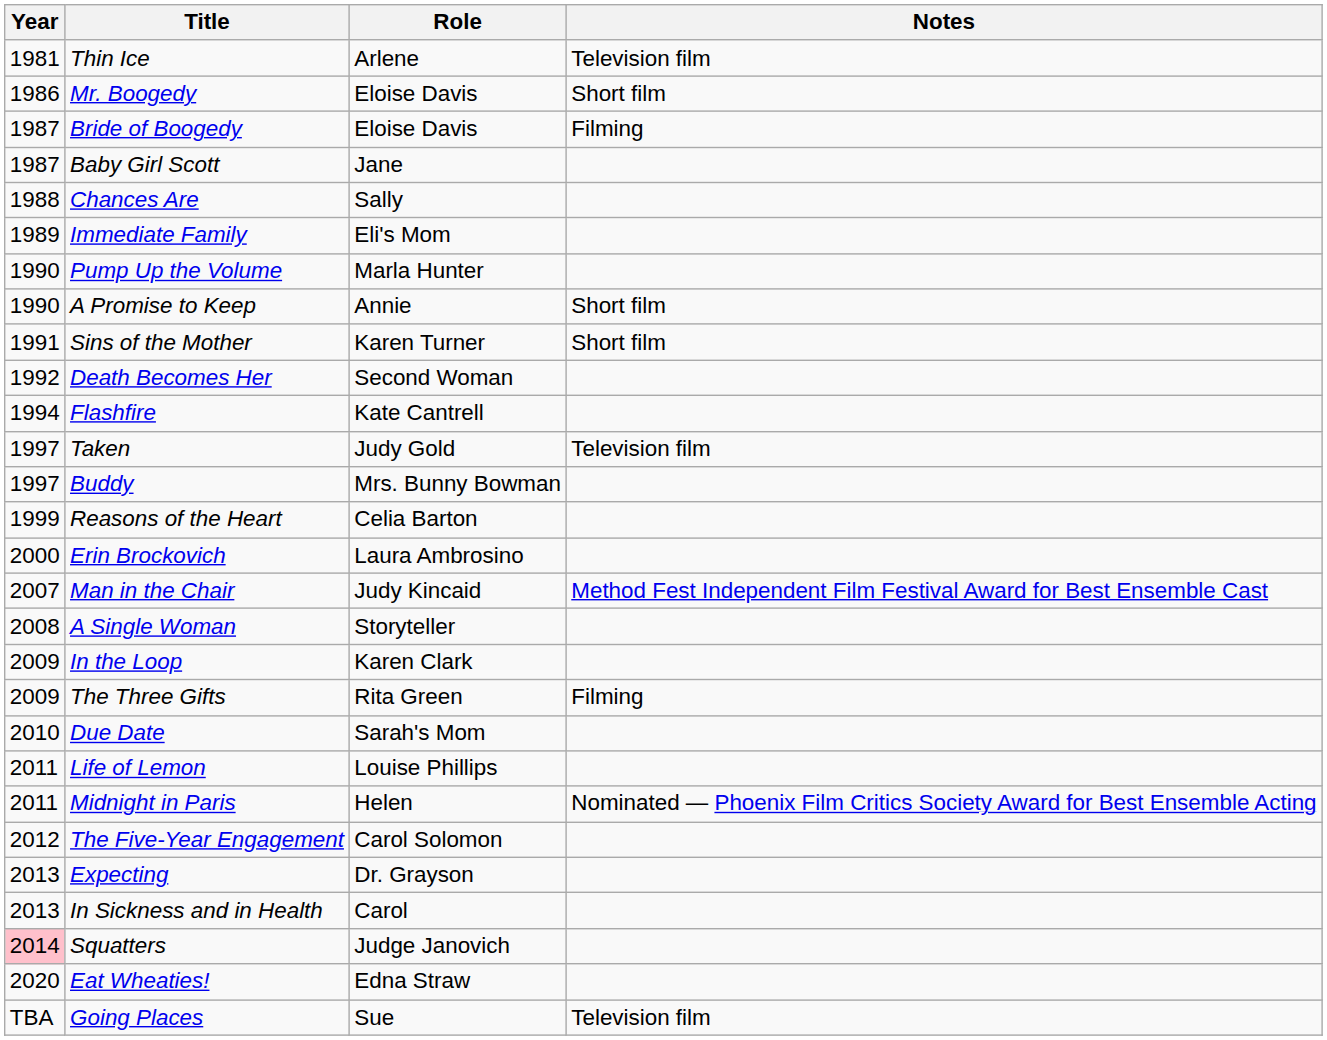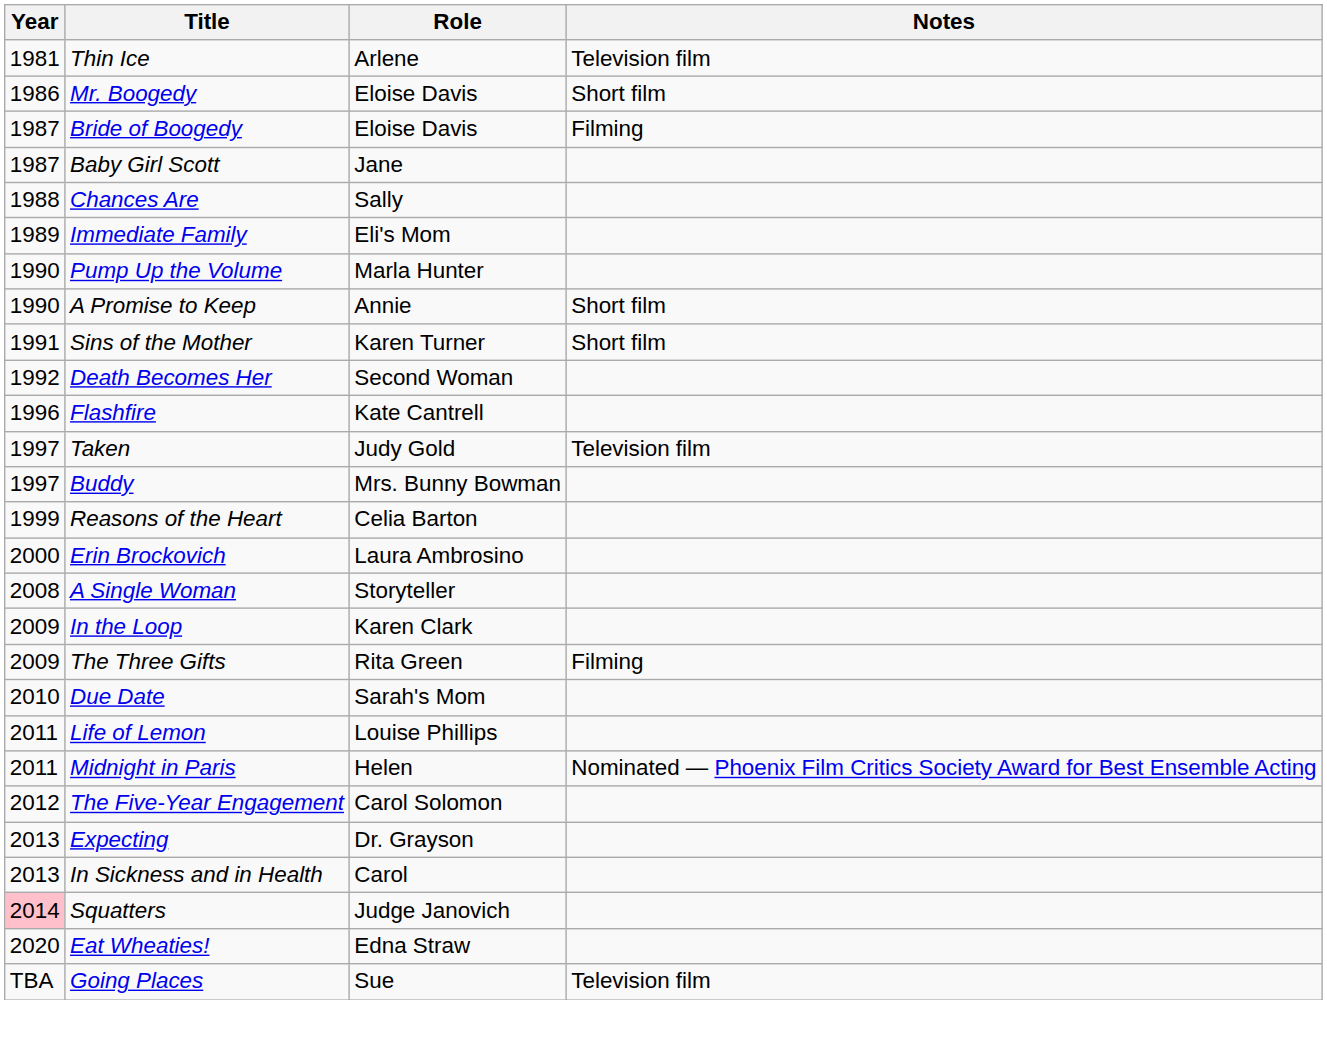(35, 413) 1994 -> (35, 413) 1996
- row: (152, 590)
